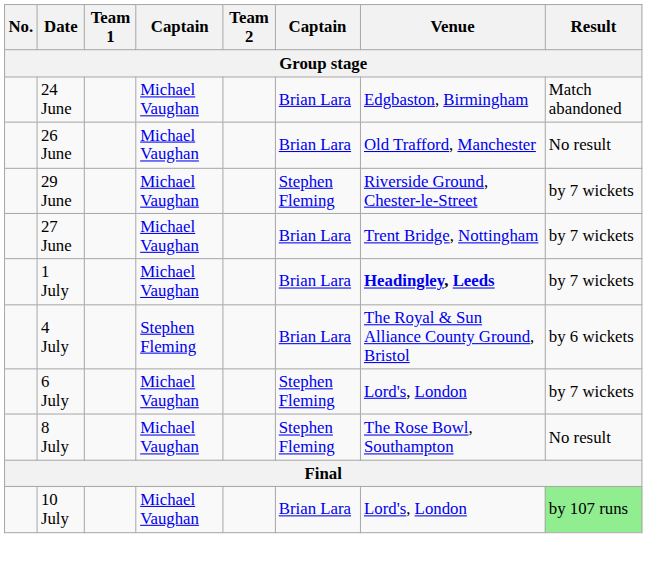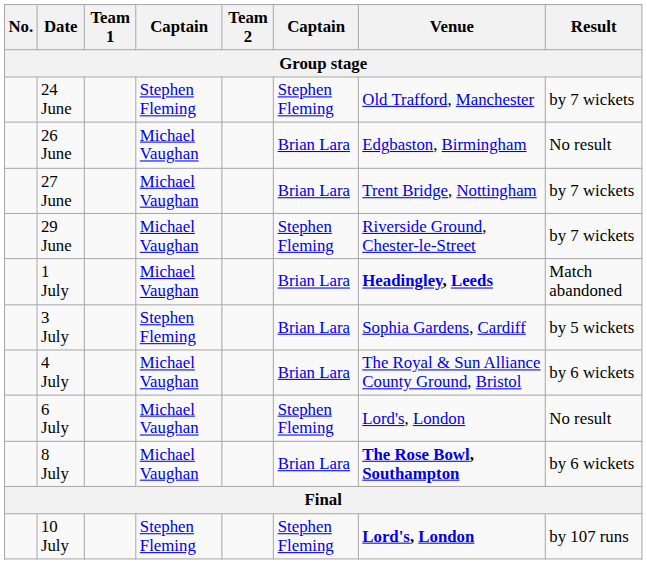(170, 99) Michael Vaughan -> (168, 99) Stephen Fleming
(315, 99) Brian Lara -> (306, 99) Stephen Fleming
(446, 99) Edgbaston, Birmingham -> (448, 99) Old Trafford, Manchester
(585, 99) Match abandoned -> (592, 99) by 7 wickets
(450, 145) Old Trafford, Manchester -> (444, 145) Edgbaston, Birmingham
rows swapped: (56, 236) <-> (56, 190)
(591, 281) by 7 wickets -> (586, 281) Match abandoned
+ row: (55, 327)
(168, 336) Stephen Fleming -> (169, 372) Michael Vaughan
(591, 391) by 7 wickets -> (580, 418) No result
(307, 437) Stephen Fleming -> (314, 463) Brian Lara
(418, 437) normal -> (418, 463) bold
(580, 437) No result -> (592, 463) by 6 wickets
(170, 509) Michael Vaughan -> (168, 535) Stephen Fleming
(315, 509) Brian Lara -> (306, 535) Stephen Fleming
(415, 509) normal -> (418, 535) bold
(588, 509) lightgreen background -> (589, 535) no background
